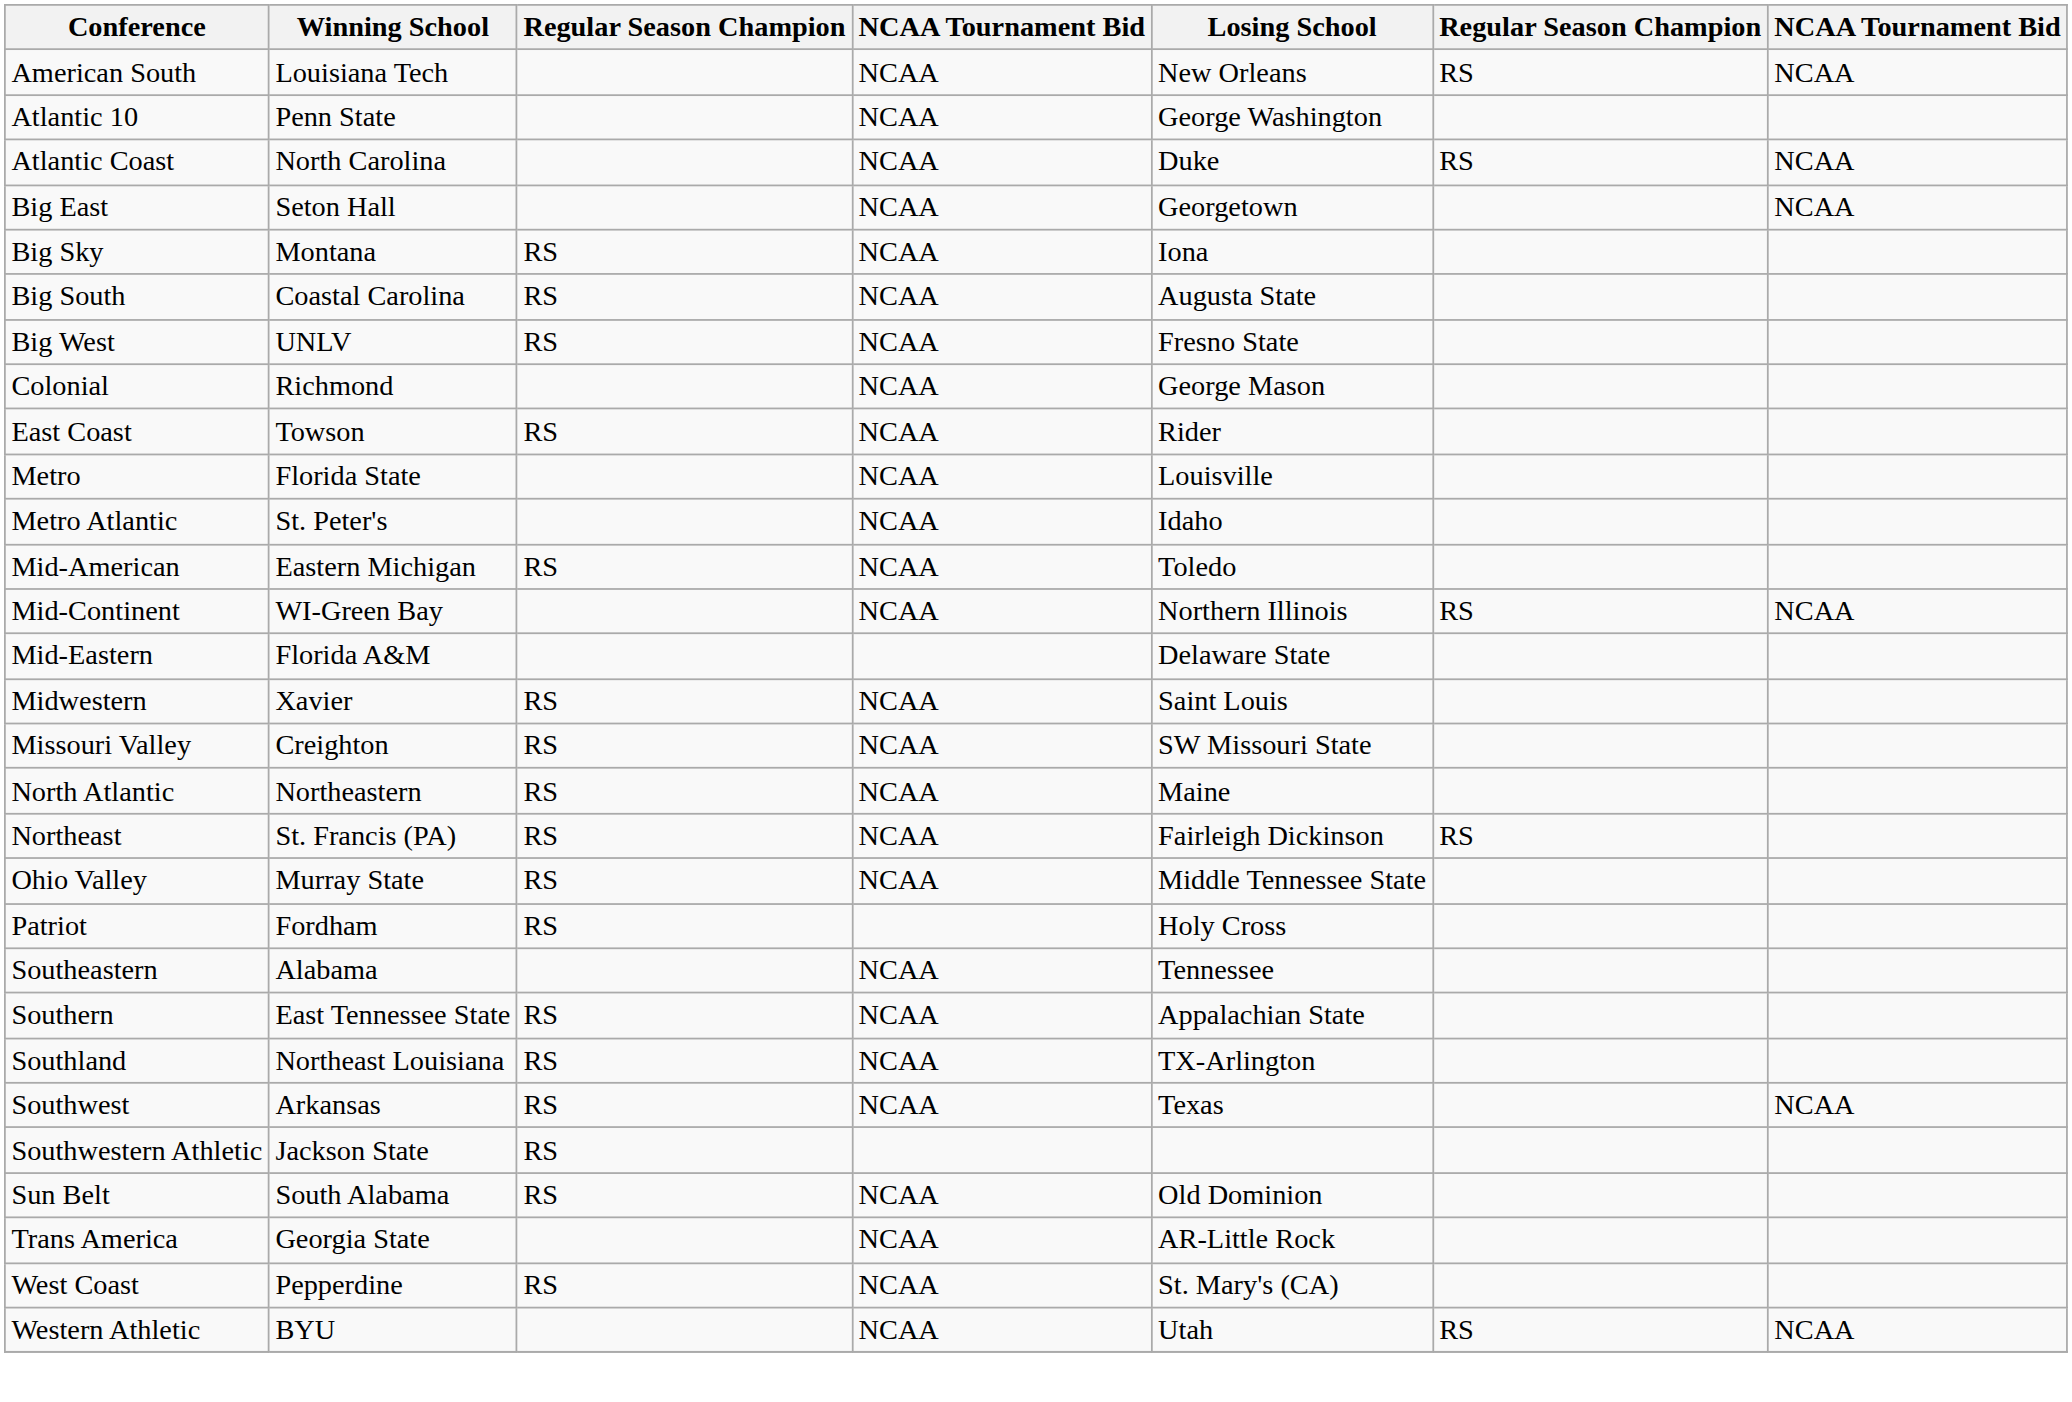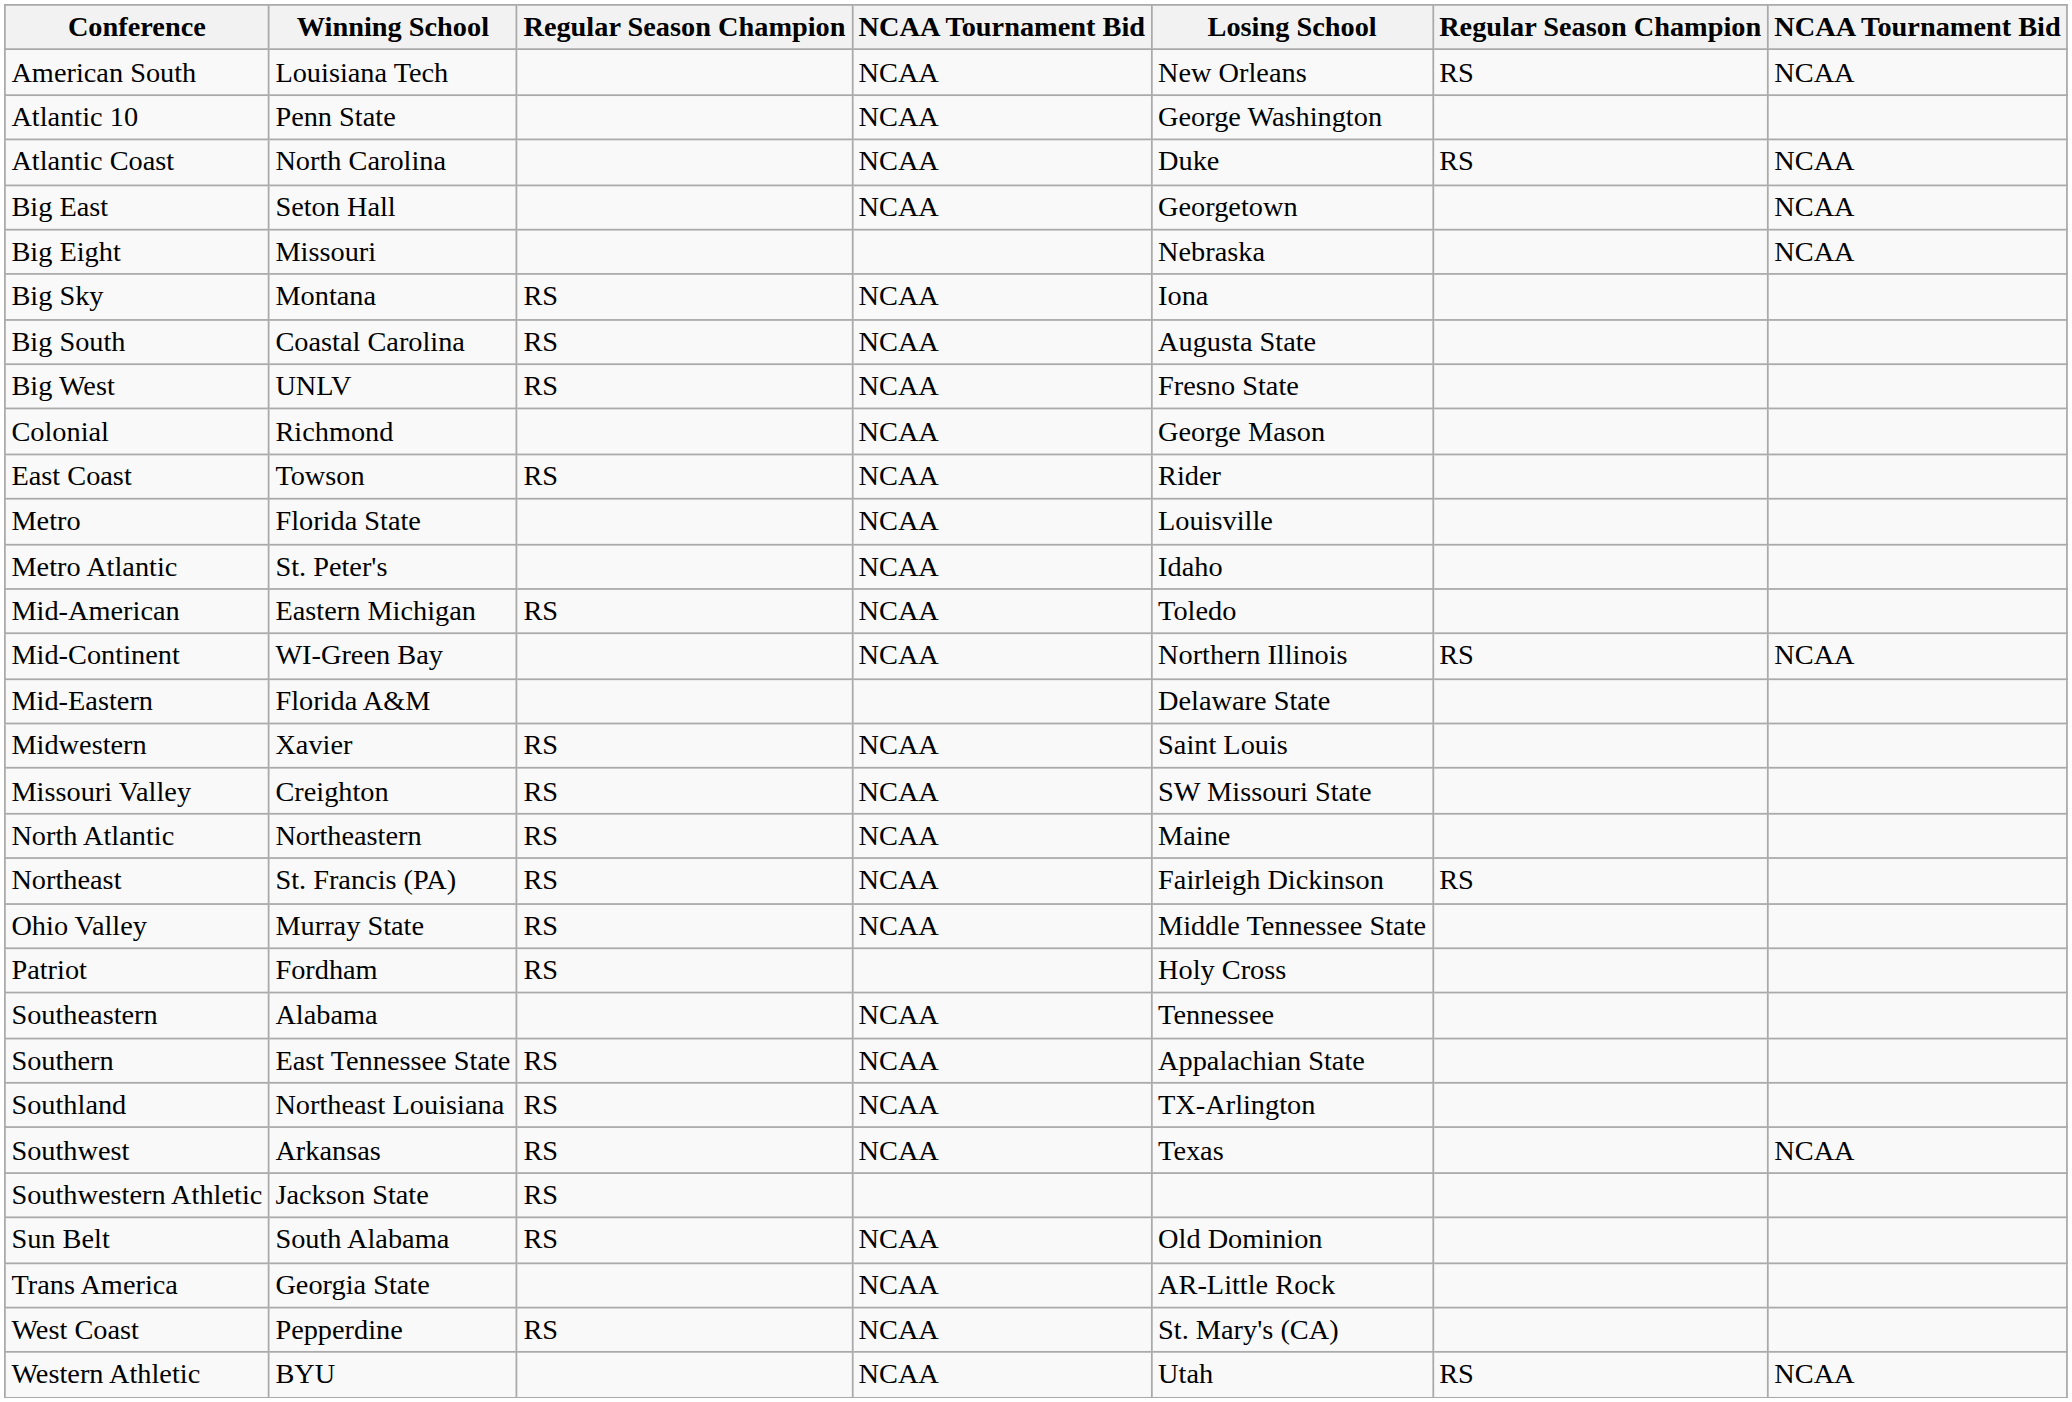+ row: (66, 251)
